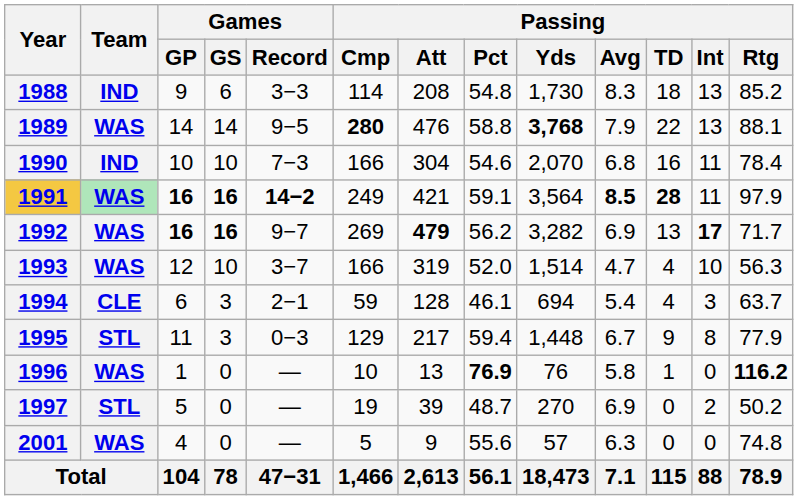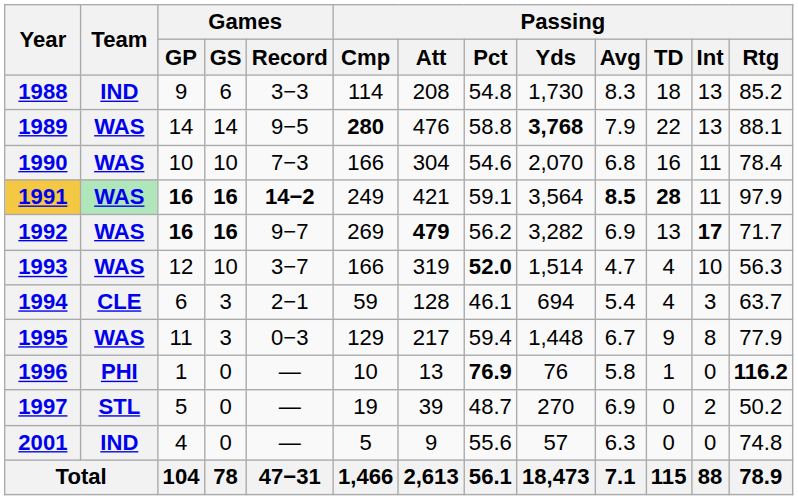(119, 162) IND -> (119, 162) WAS
(490, 267) normal -> (490, 267) bold
(119, 337) STL -> (119, 337) WAS
(119, 372) WAS -> (119, 372) PHI
(119, 442) WAS -> (119, 442) IND
